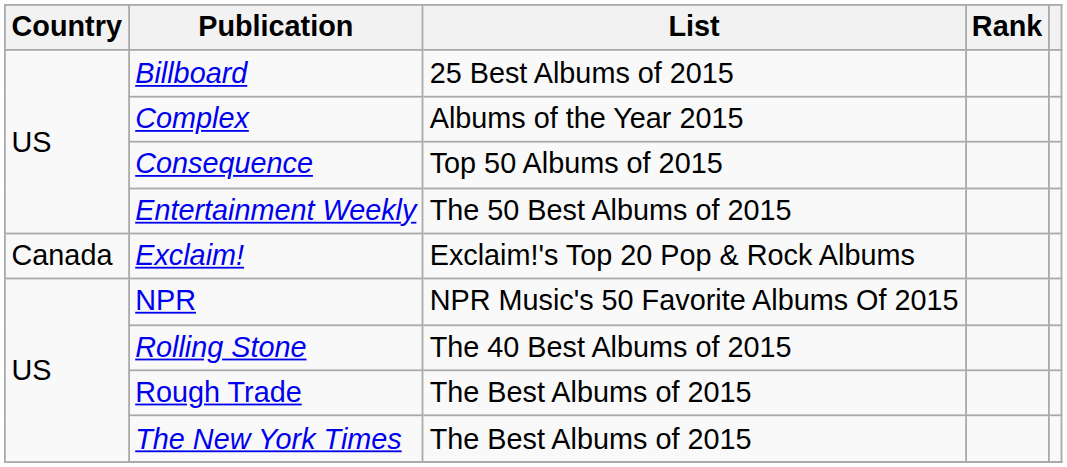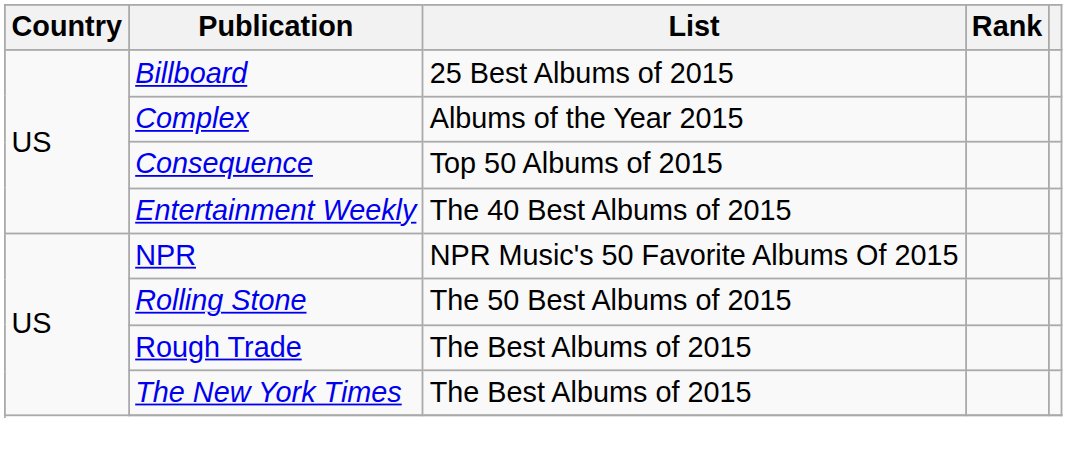(611, 210) The 50 Best Albums of 2015 -> (611, 210) The 40 Best Albums of 2015
- row: (190, 255)
(611, 347) The 40 Best Albums of 2015 -> (611, 301) The 50 Best Albums of 2015
